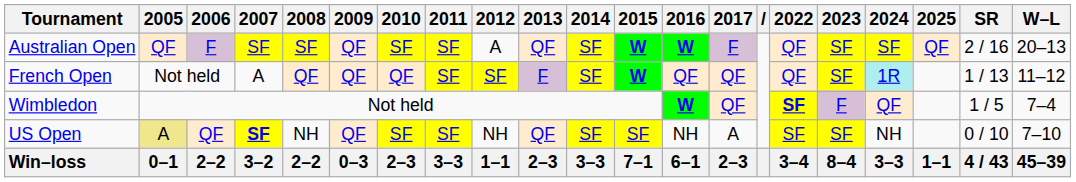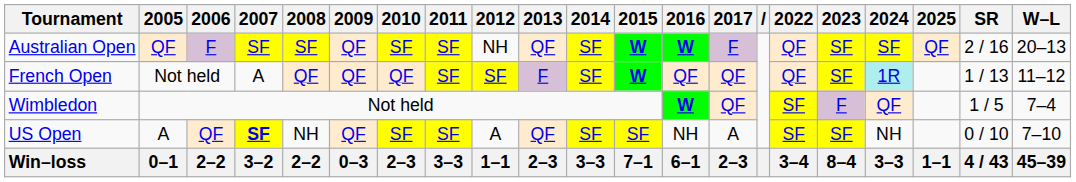(495, 47) A -> (495, 47) NH
(794, 104) bold -> (794, 104) normal
(163, 133) khaki background -> (163, 133) no background
(495, 133) NH -> (495, 133) A
